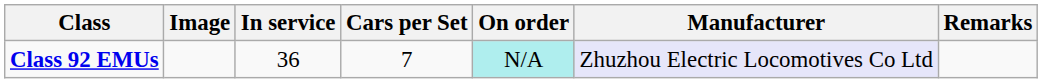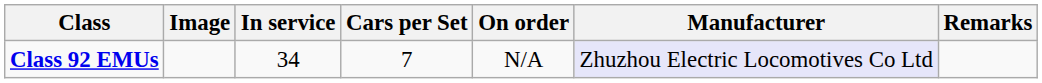(288, 58) 36 -> (288, 58) 34
(524, 58) paleturquoise background -> (524, 58) no background
